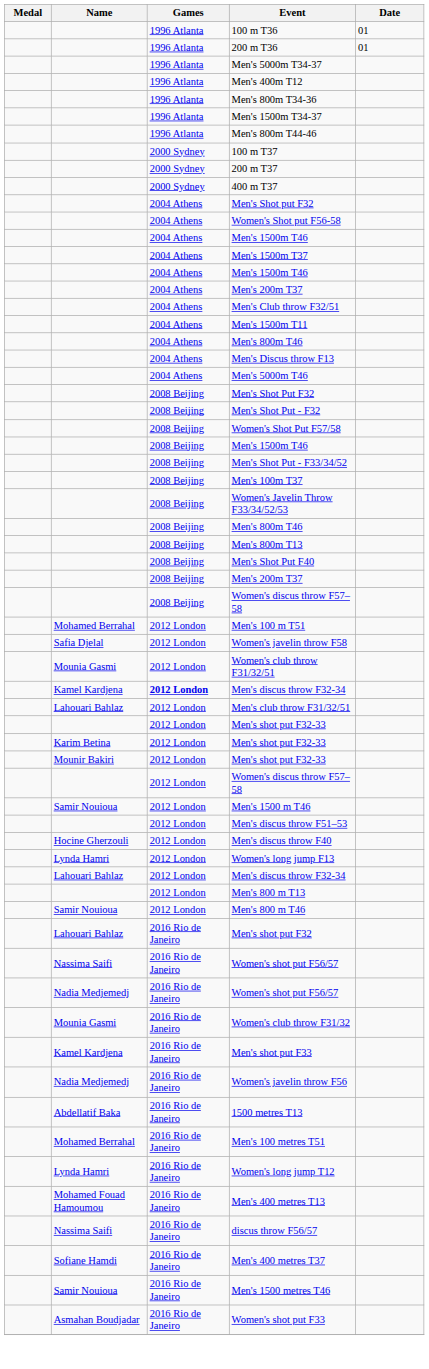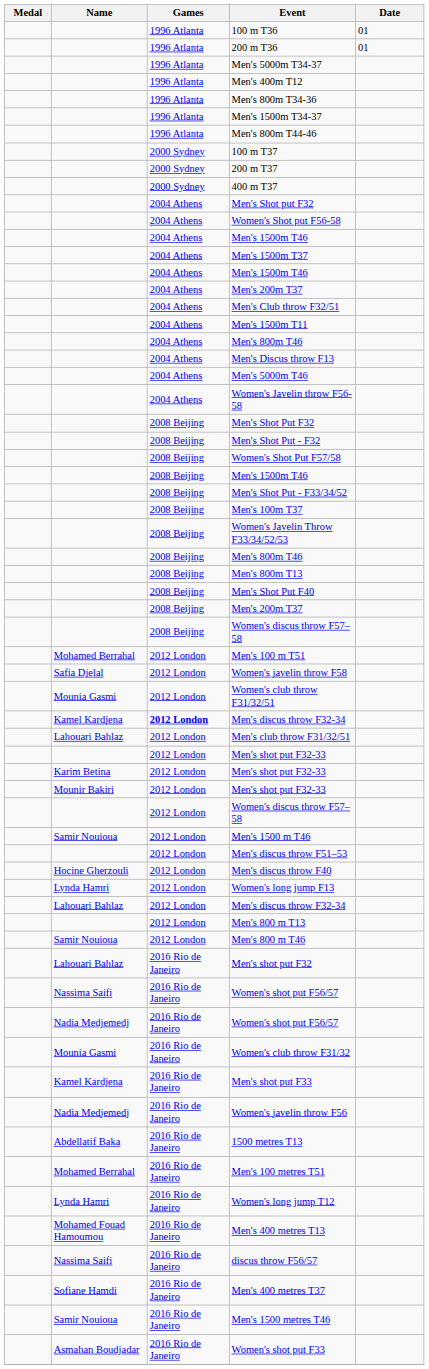+ row: (99, 400)
